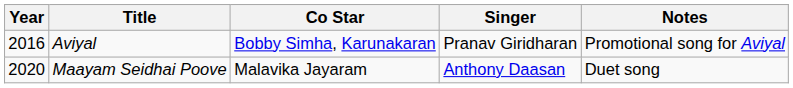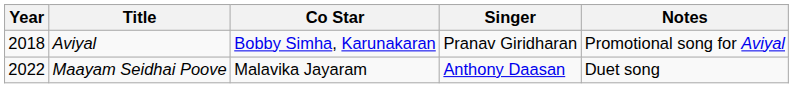(27, 43) 2016 -> (27, 43) 2018
(27, 69) 2020 -> (27, 69) 2022
